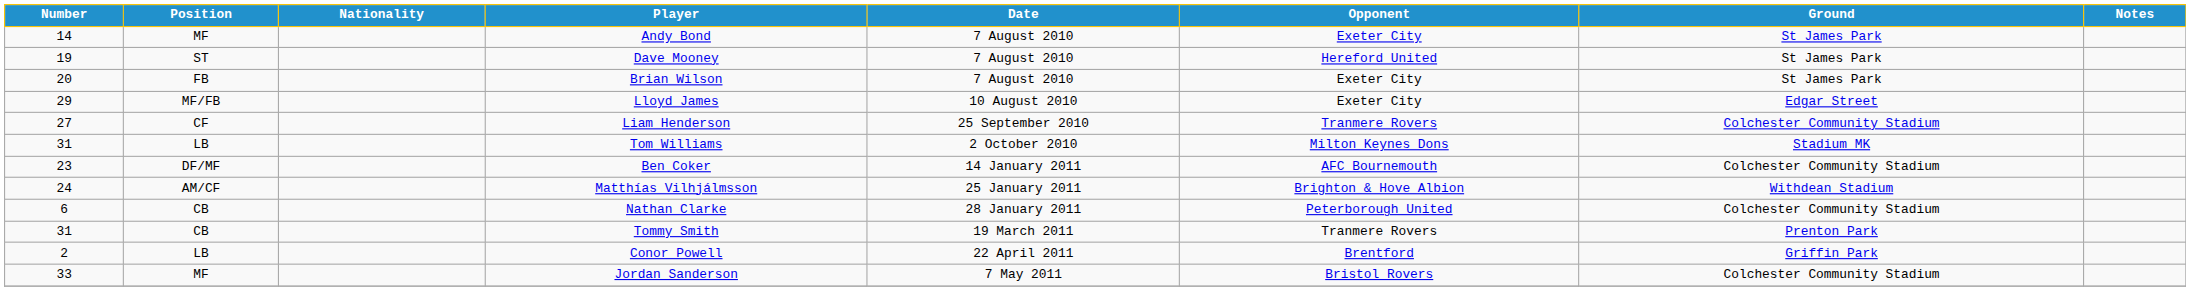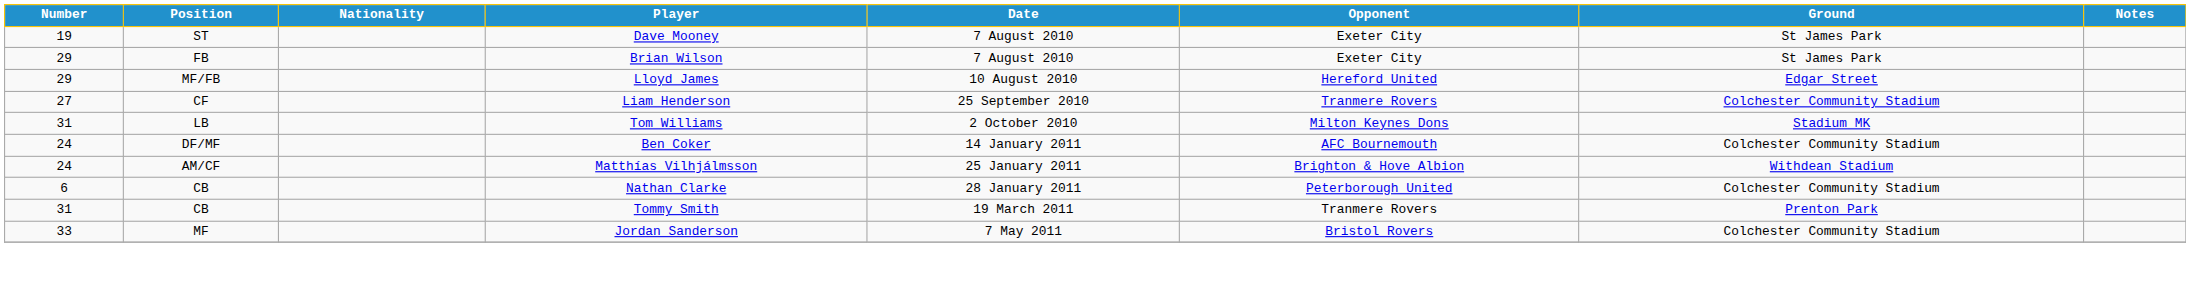- row: (676, 37)
(1379, 58) Hereford United -> (1379, 37) Exeter City
(64, 80) 20 -> (64, 58) 29
(1379, 102) Exeter City -> (1379, 80) Hereford United
(64, 166) 23 -> (64, 145) 24
- row: (676, 253)
